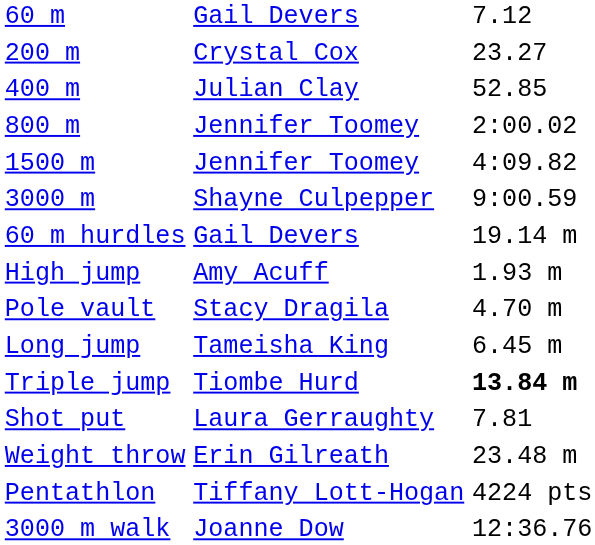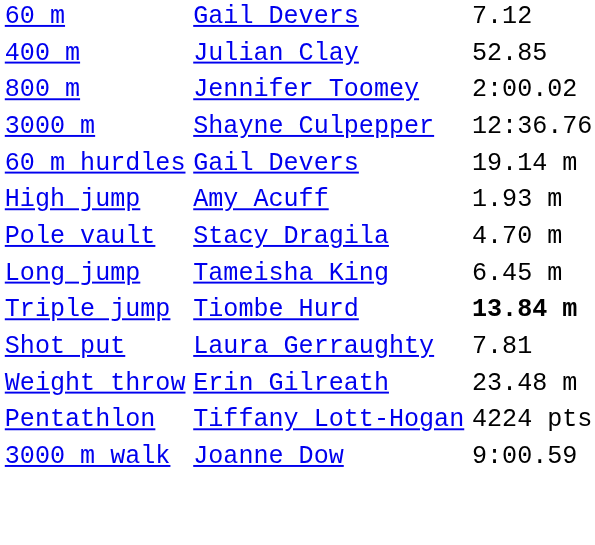- row: (42, 53)
- row: (50, 163)
(525, 200) 9:00.59 -> (532, 126) 12:36.76
(532, 530) 12:36.76 -> (525, 456) 9:00.59
